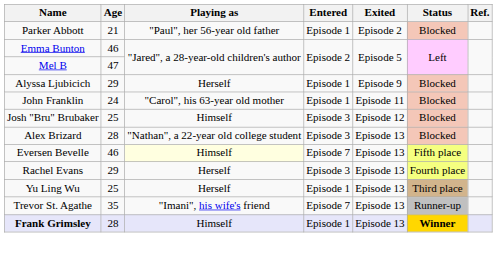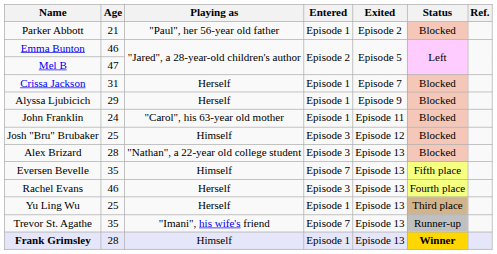+ row: (53, 83)
(113, 153) 46 -> (113, 170) 35
(214, 153) lightyellow background -> (214, 170) no background
(113, 170) 29 -> (113, 188) 46
